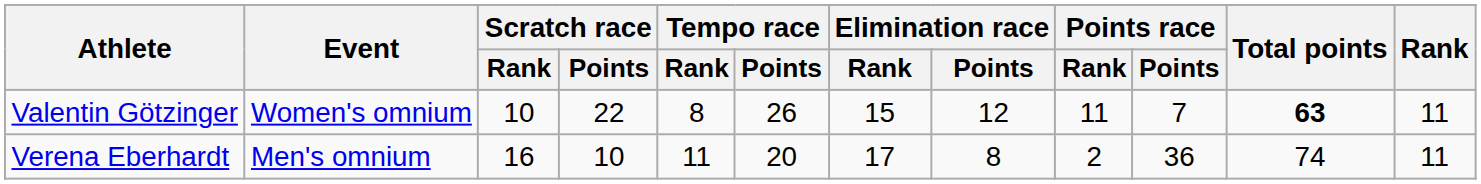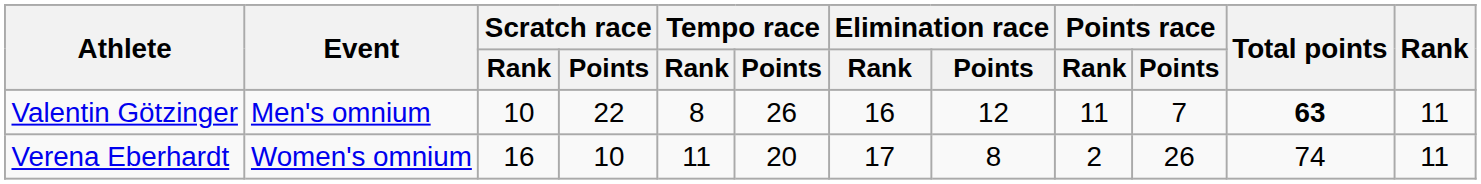(361, 113) Women's omnium -> (341, 113) Men's omnium
(880, 113) 15 -> (880, 113) 16
(341, 157) Men's omnium -> (361, 157) Women's omnium
(1179, 157) 36 -> (1179, 157) 26
